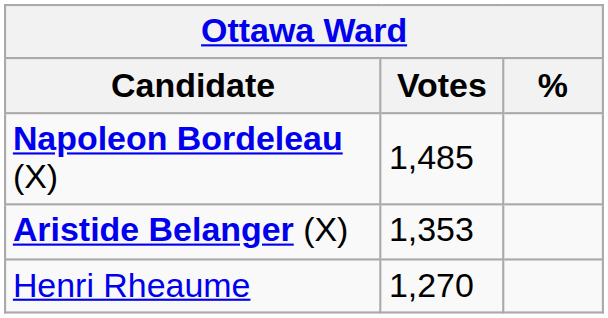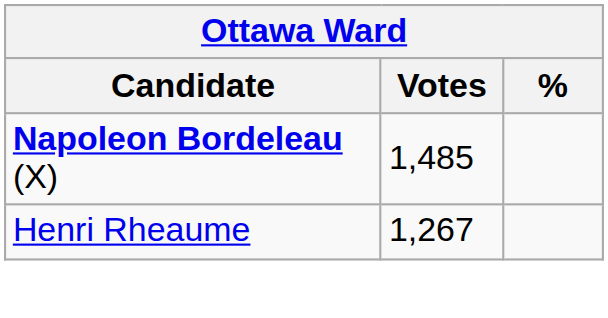- row: (181, 230)
(431, 284) 1,270 -> (431, 230) 1,267
